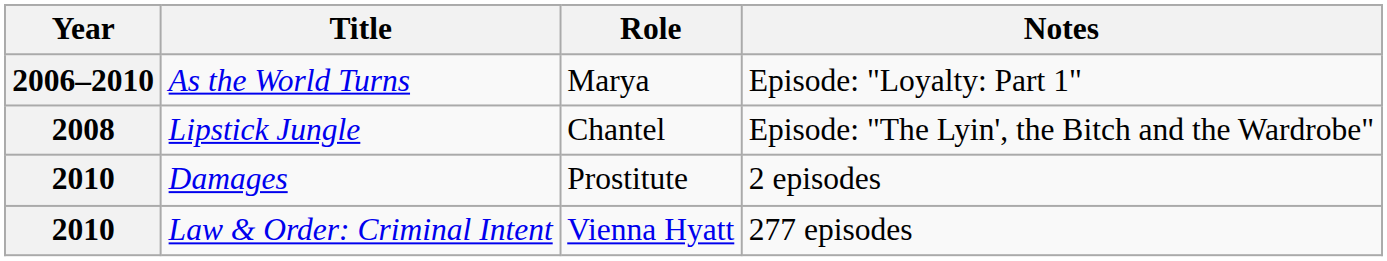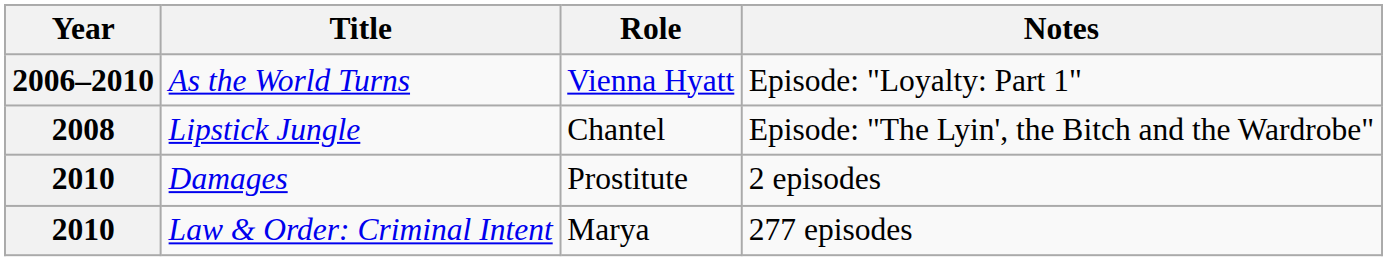(608, 79) Marya -> (651, 79) Vienna Hyatt
(651, 229) Vienna Hyatt -> (608, 229) Marya
